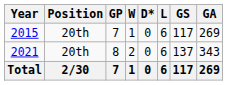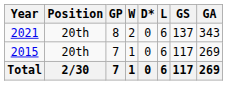rows swapped: (25, 33) <-> (25, 52)
